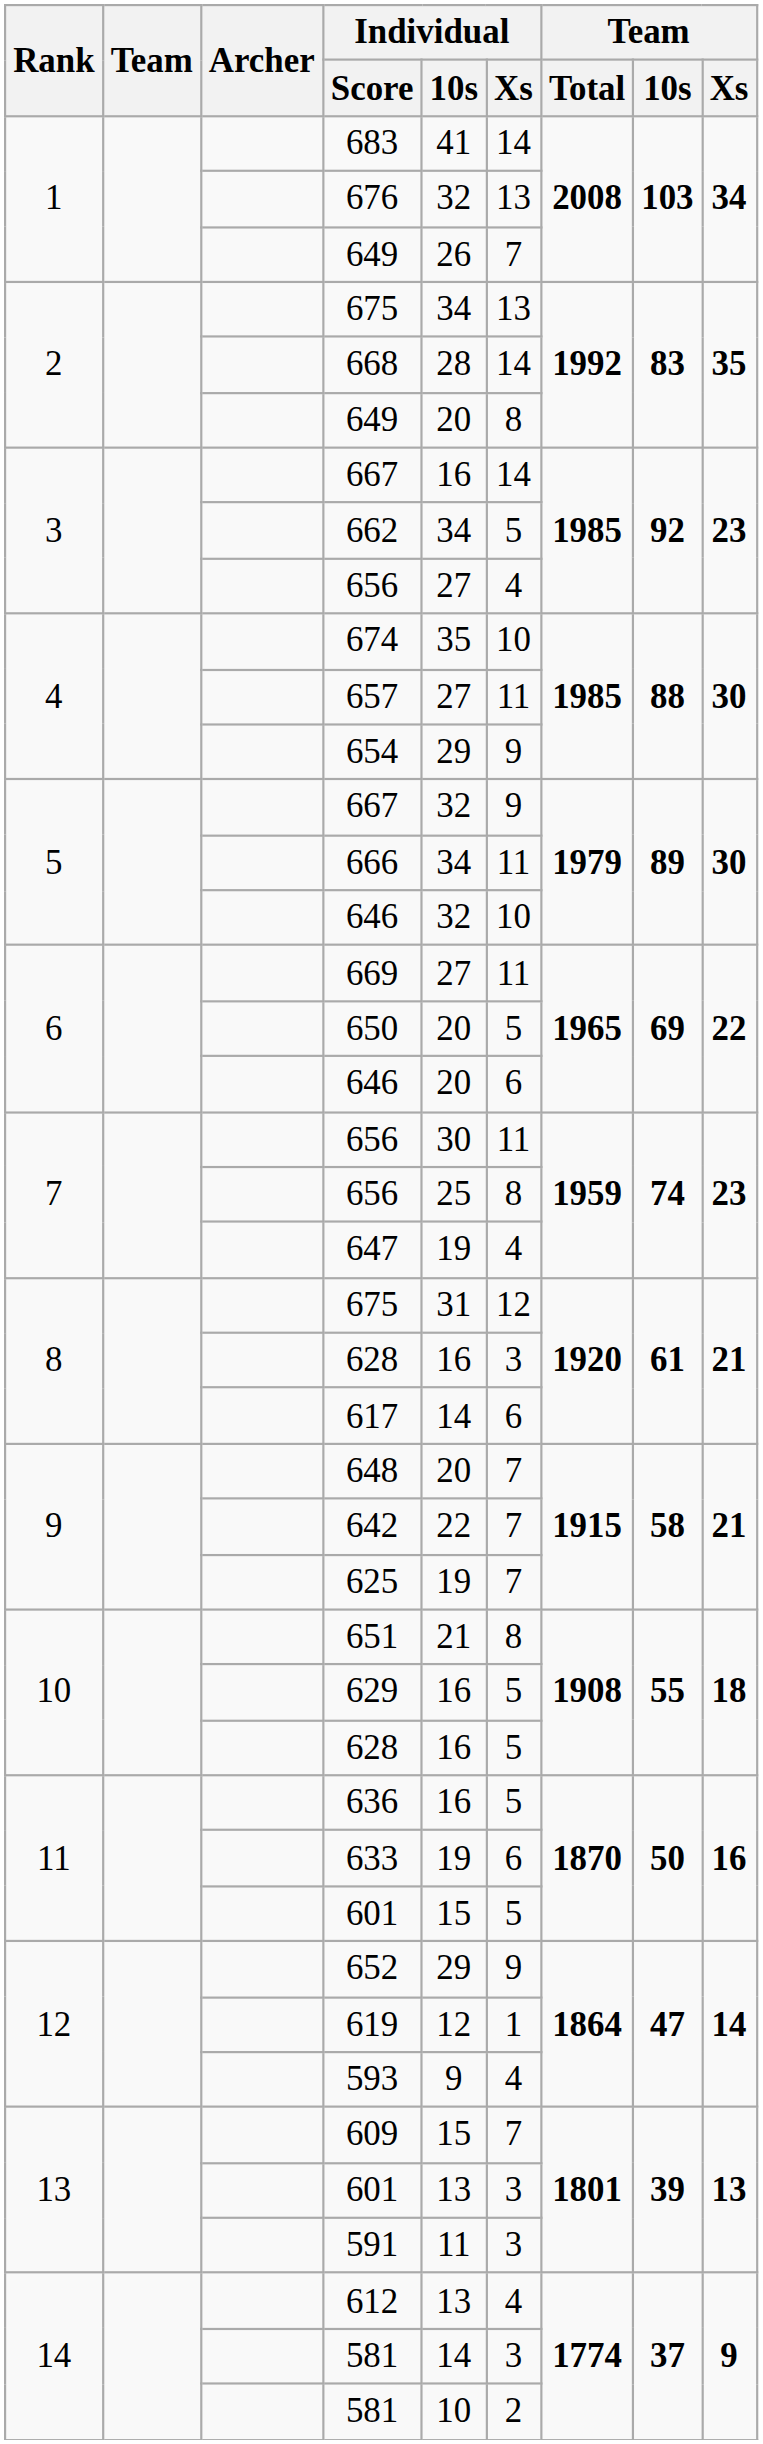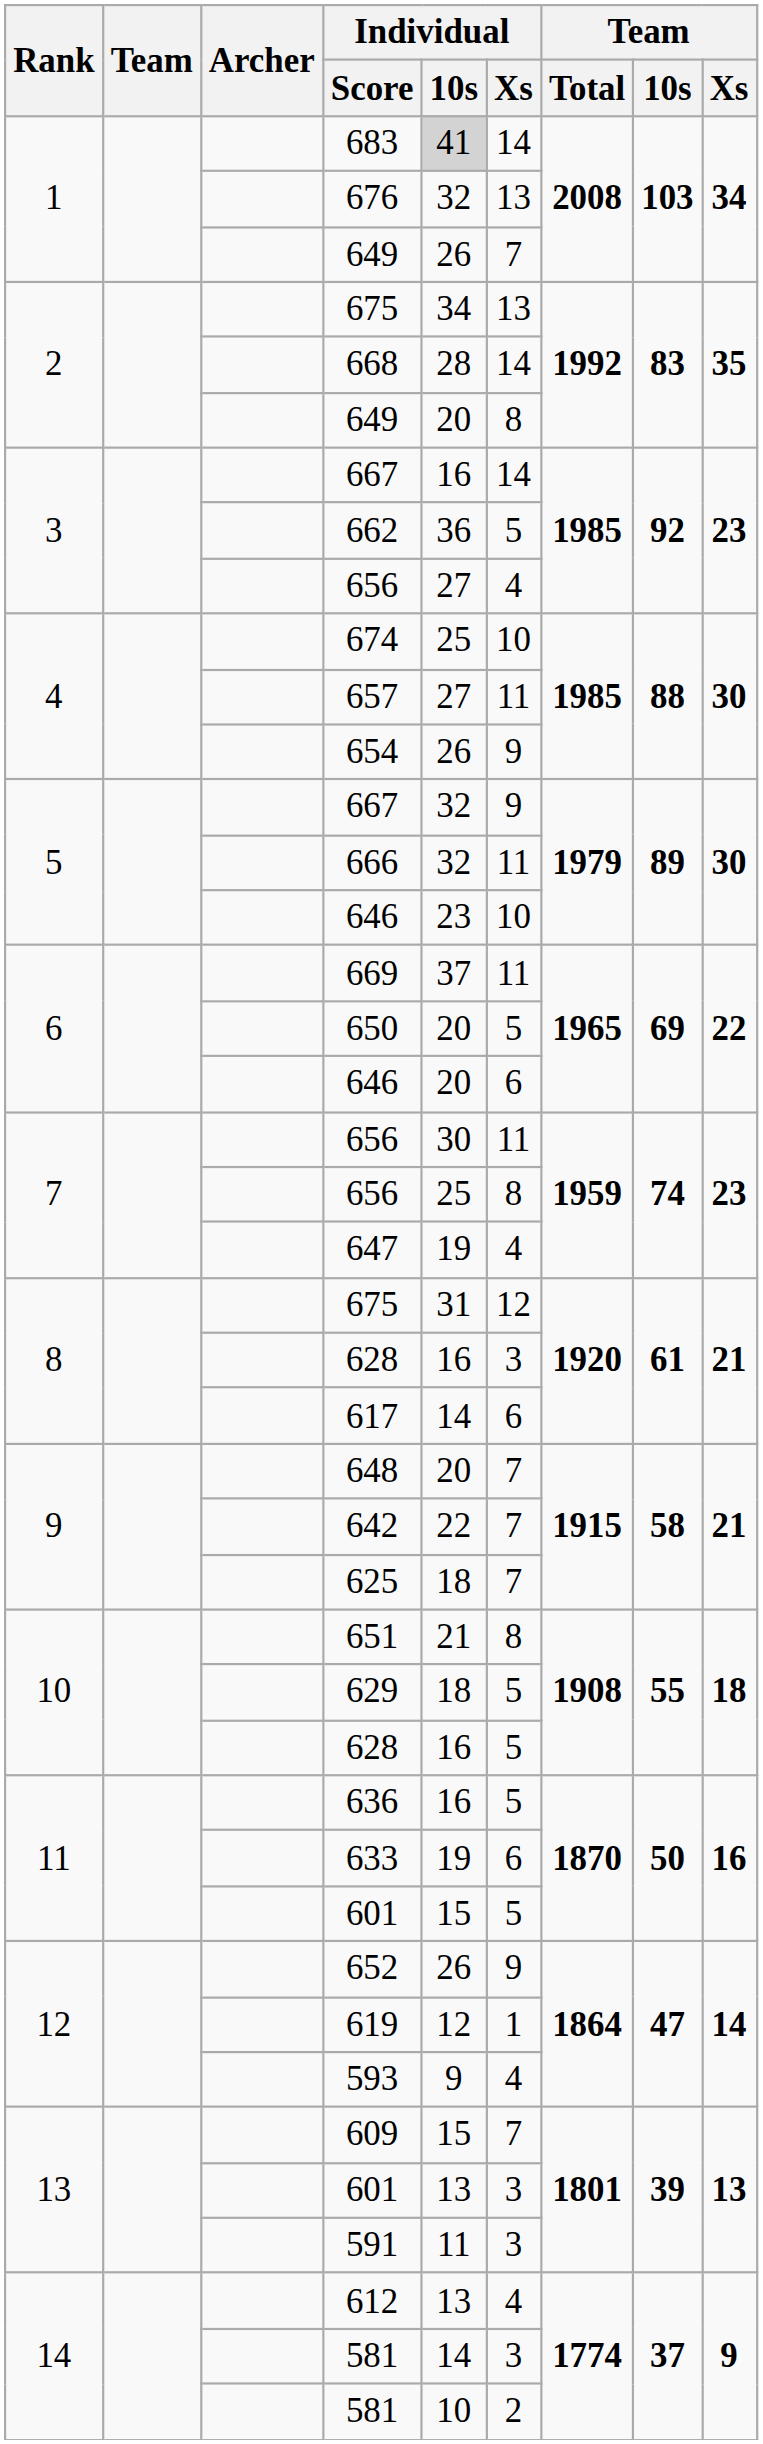(454, 142) no background -> (454, 142) lightgrey background
(454, 530) 34 -> (454, 530) 36
(454, 640) 35 -> (454, 640) 25
(454, 751) 29 -> (454, 751) 26
(454, 861) 34 -> (454, 861) 32
(454, 917) 32 -> (454, 917) 23
(454, 972) 27 -> (454, 972) 37
(454, 1581) 19 -> (454, 1581) 18
(454, 1691) 16 -> (454, 1691) 18
(454, 1968) 29 -> (454, 1968) 26
